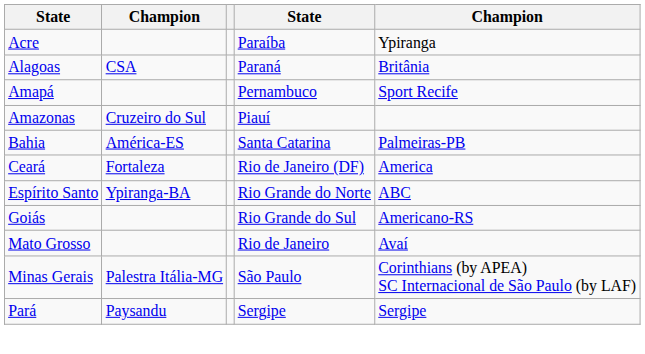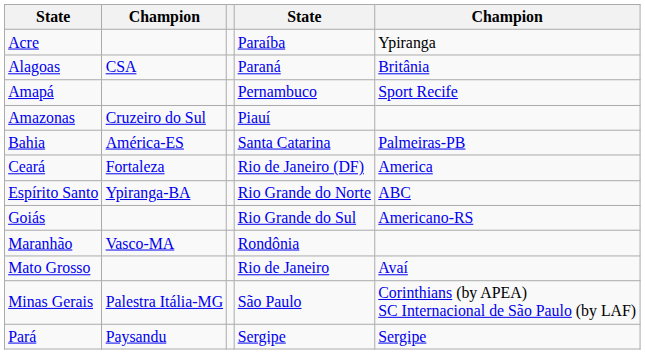+ row: (40, 243)
